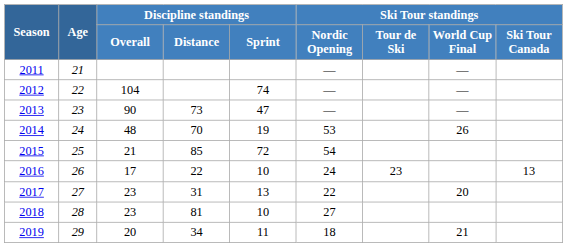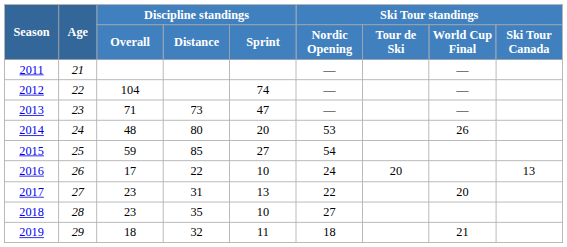(130, 110) 90 -> (130, 110) 71
(197, 130) 70 -> (197, 130) 80
(263, 130) 19 -> (263, 130) 20
(130, 151) 21 -> (130, 151) 59
(263, 151) 72 -> (263, 151) 27
(396, 171) 23 -> (396, 171) 20
(197, 212) 81 -> (197, 212) 35
(130, 232) 20 -> (130, 232) 18
(197, 232) 34 -> (197, 232) 32
